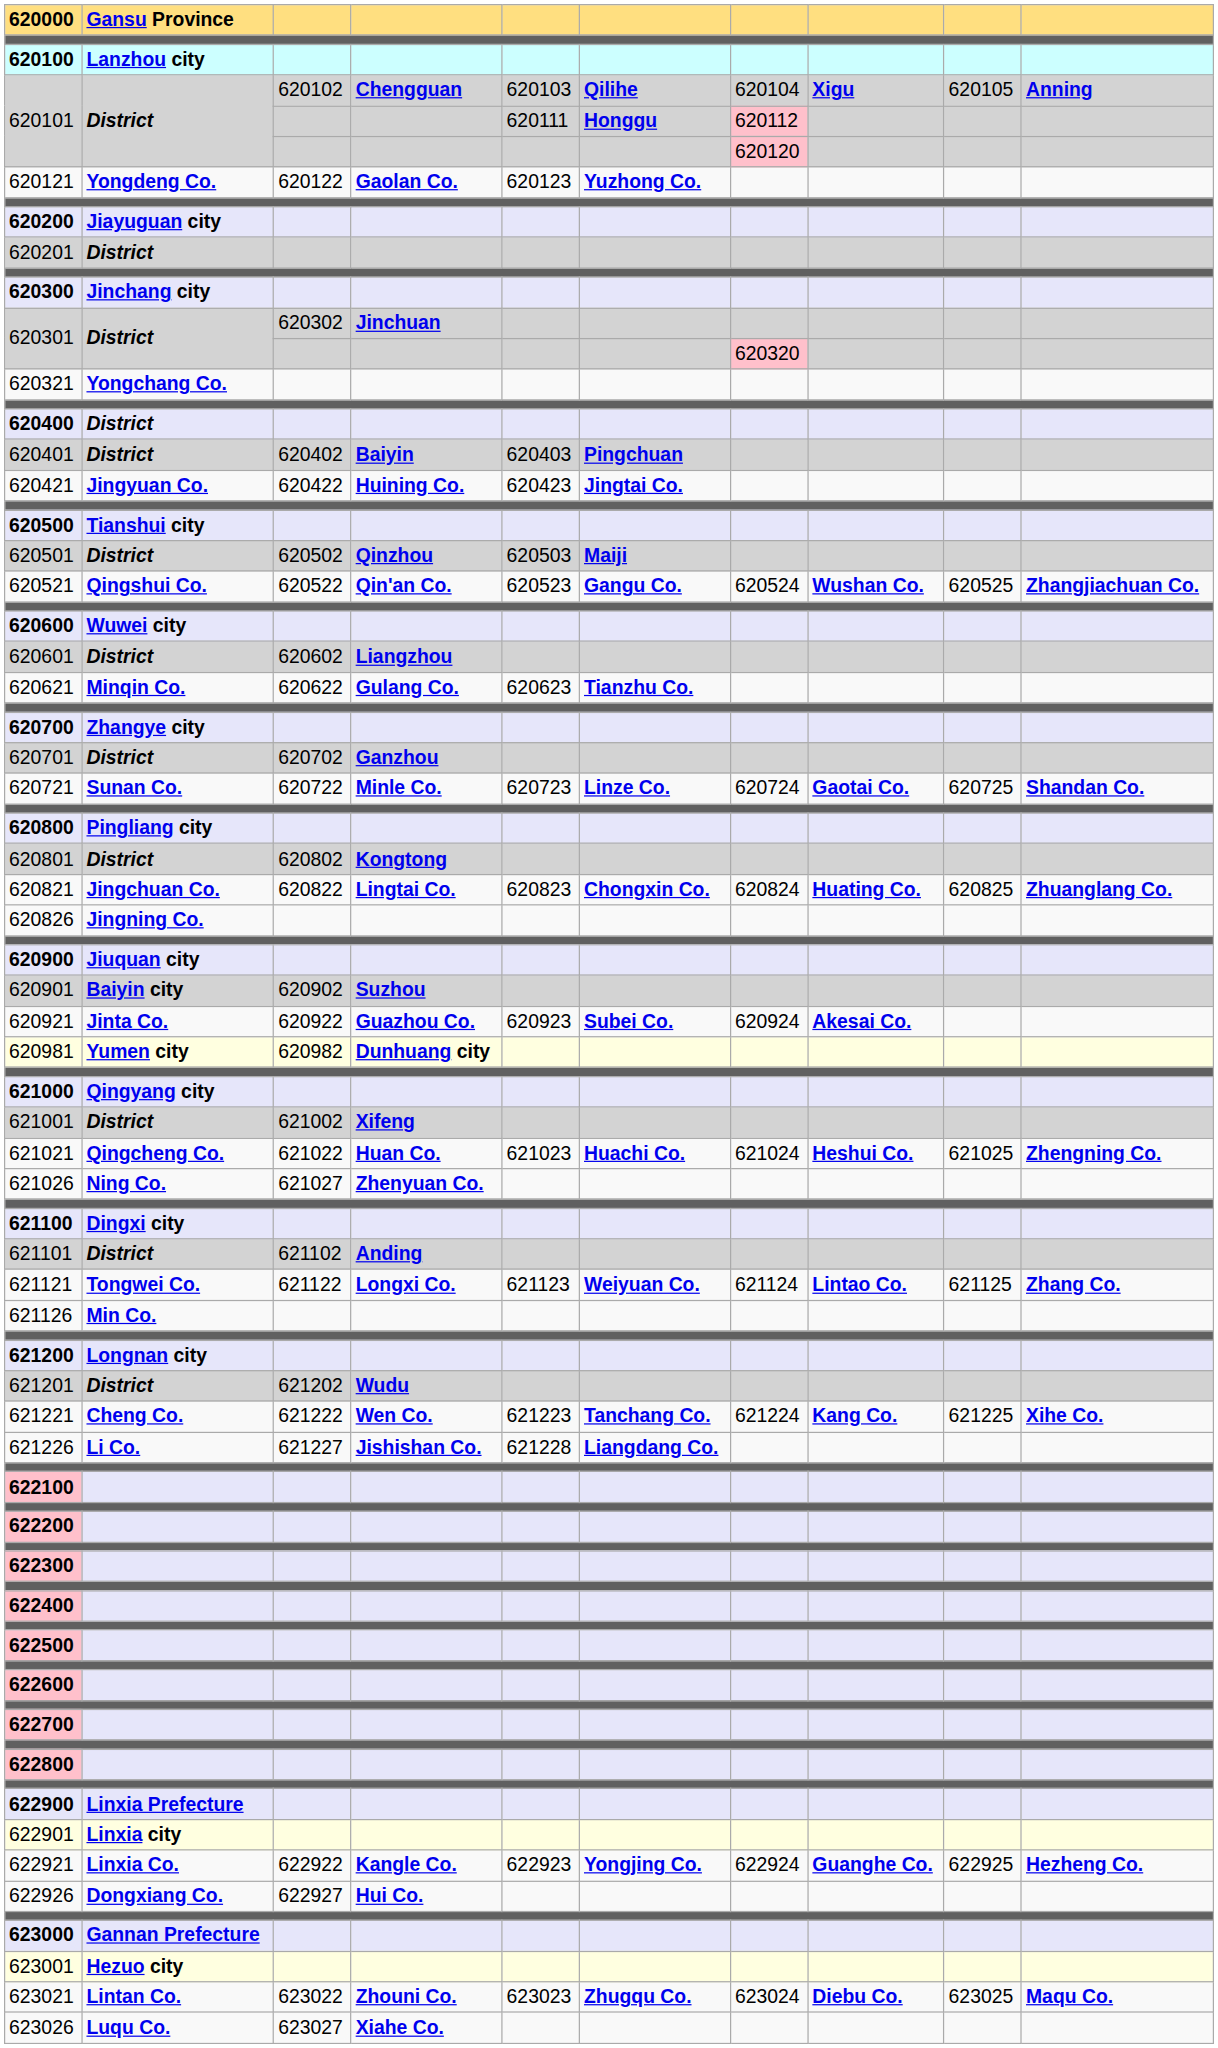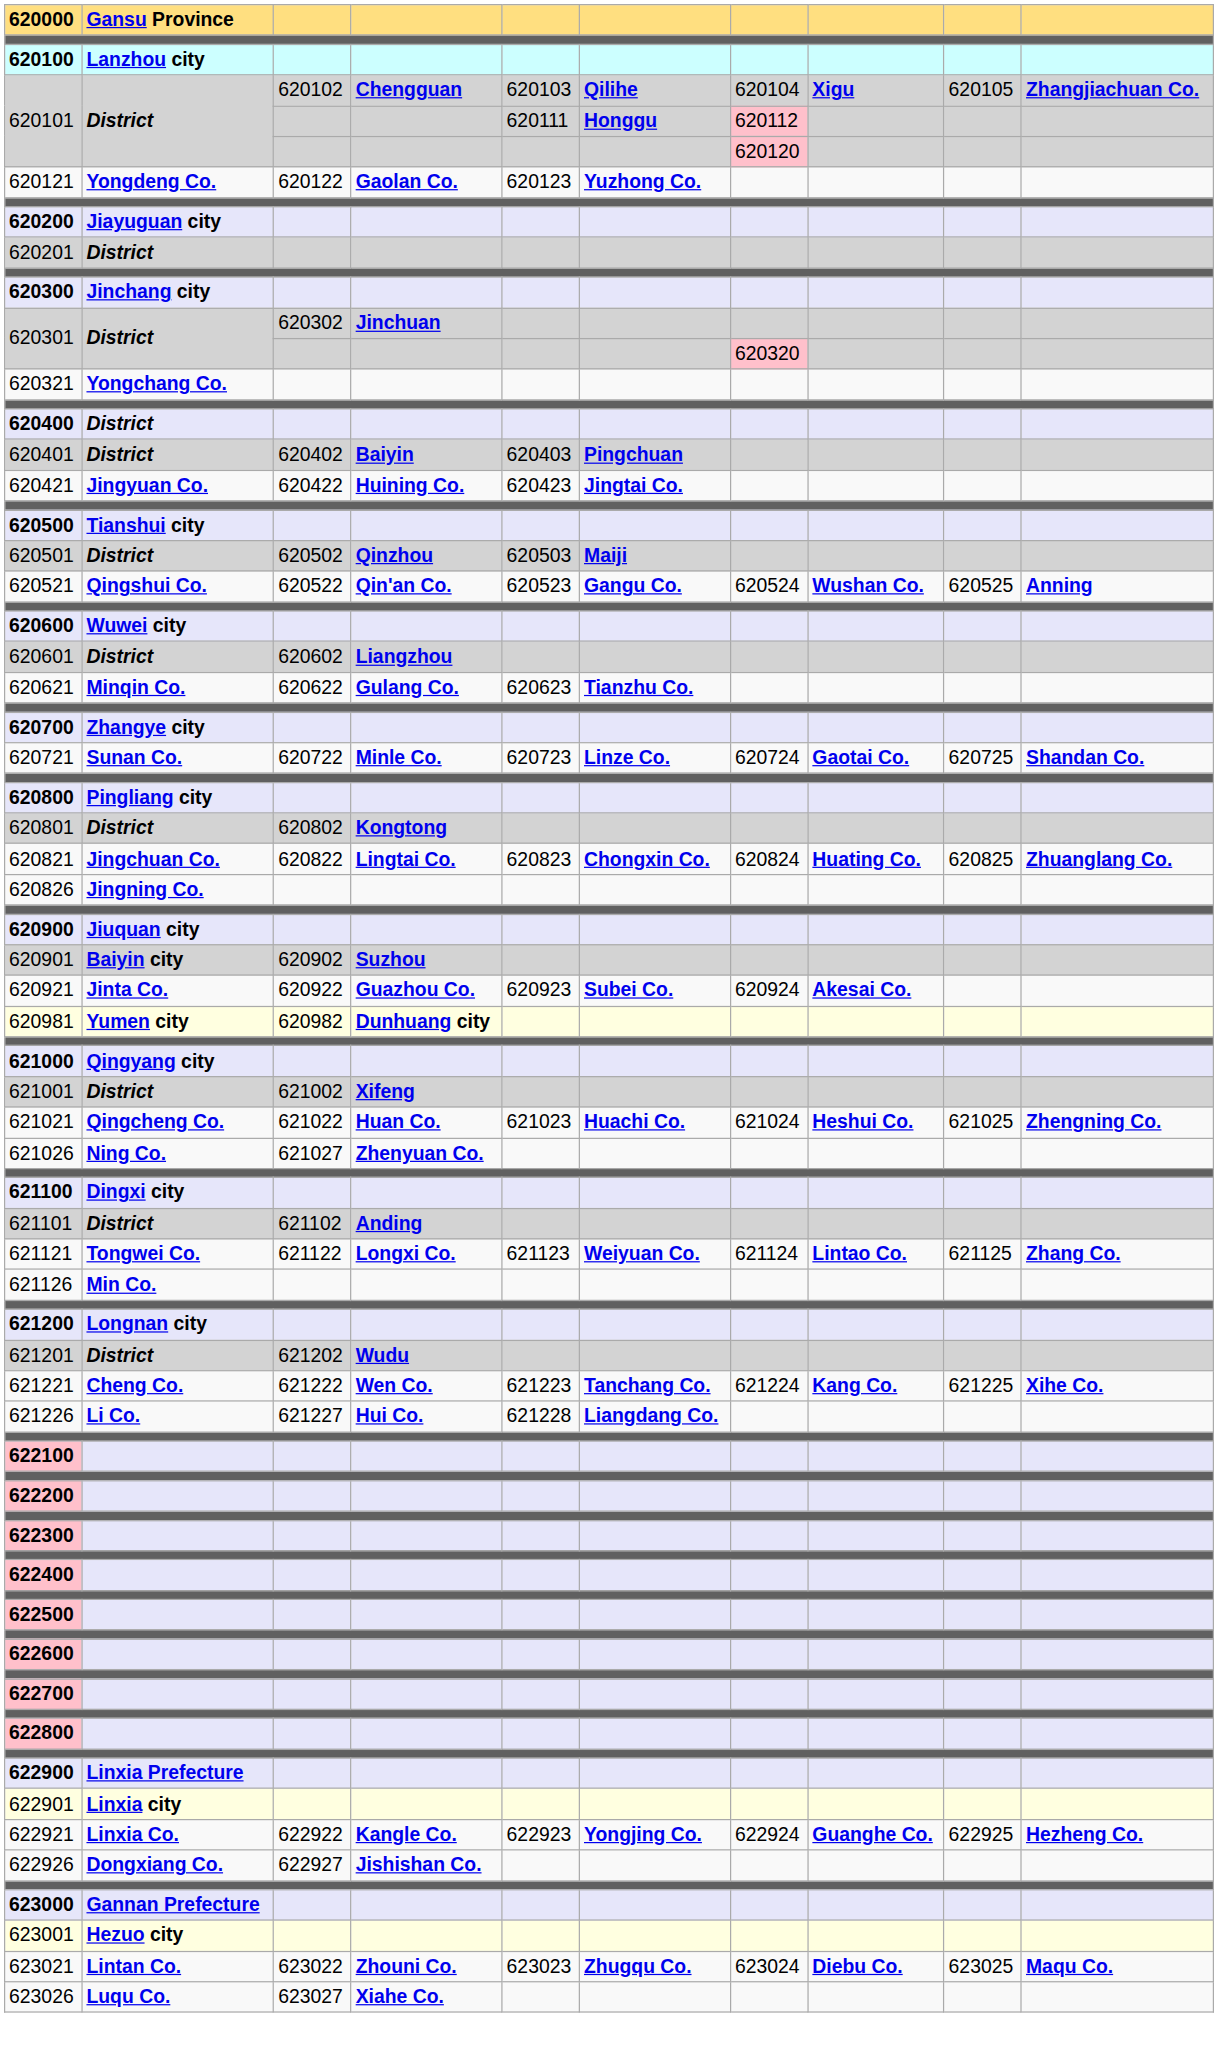(1059, 90) Anning -> (1113, 90) Zhangjiachuan Co.
(1113, 586) Zhangjiachuan Co. -> (1059, 586) Anning
- row: (41, 757)
(419, 1447) Jishishan Co. -> (390, 1416) Hui Co.
(390, 1895) Hui Co. -> (419, 1865) Jishishan Co.
